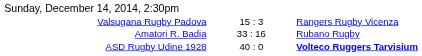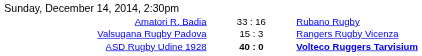rows swapped: (171, 34) <-> (152, 21)
(251, 47) normal -> (251, 47) bold
